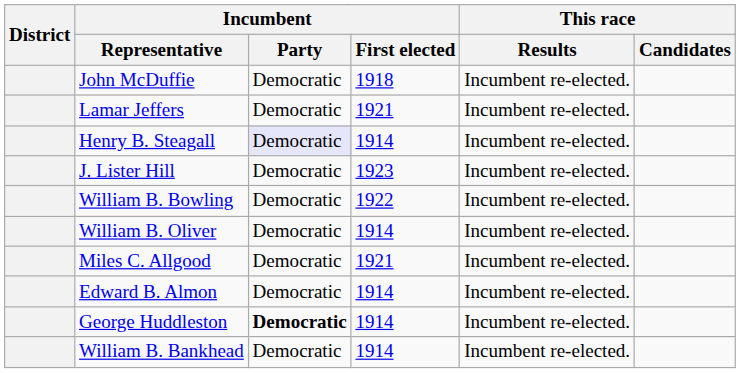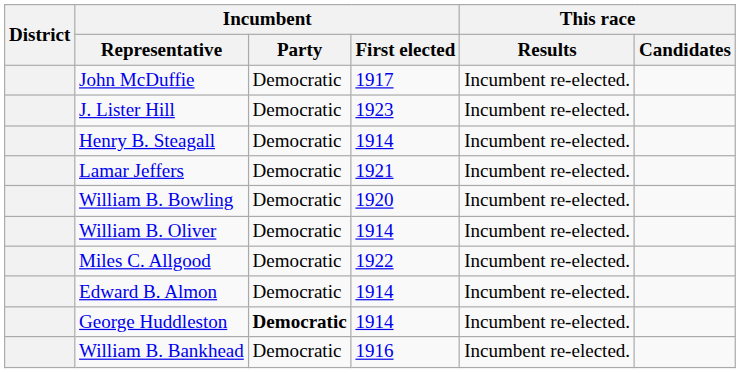(374, 79) 1918 -> (374, 79) 1917
rows swapped: (127, 170) <-> (132, 110)
(297, 140) lavender background -> (297, 140) no background
(374, 200) 1922 -> (374, 200) 1920
(374, 261) 1921 -> (374, 261) 1922
(374, 351) 1914 -> (374, 351) 1916
